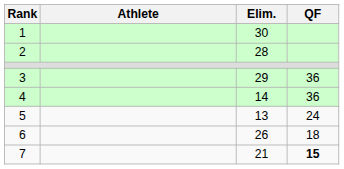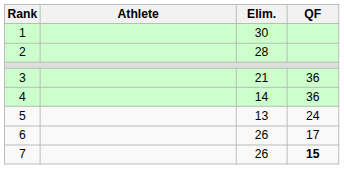(262, 77) 29 -> (262, 77) 21
(313, 135) 18 -> (313, 135) 17
(262, 154) 21 -> (262, 154) 26
